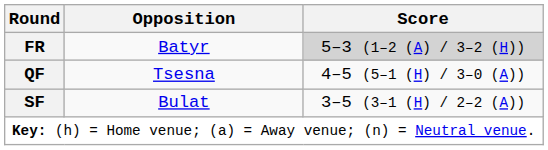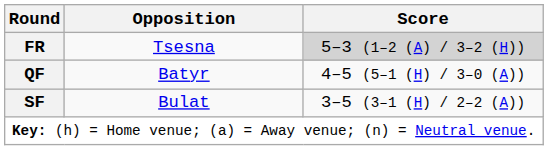(184, 47) Batyr -> (184, 47) Tsesna
(184, 75) Tsesna -> (184, 75) Batyr
